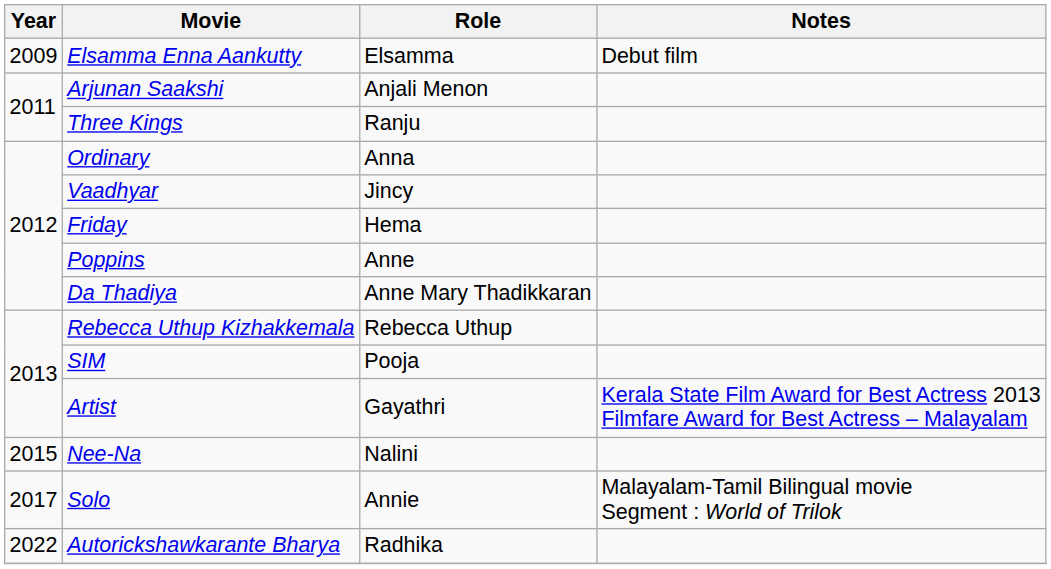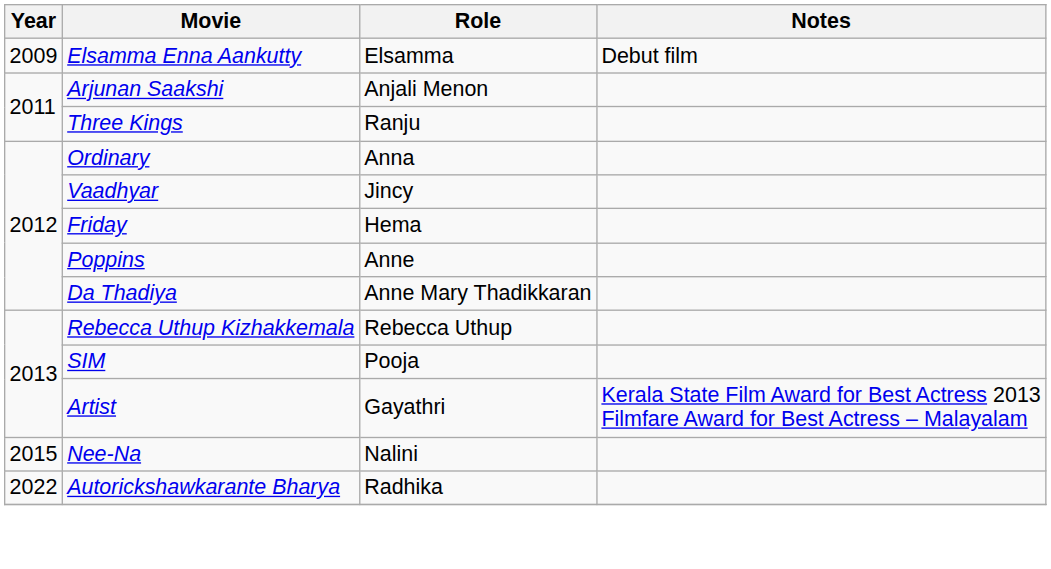- row: (89, 499)
